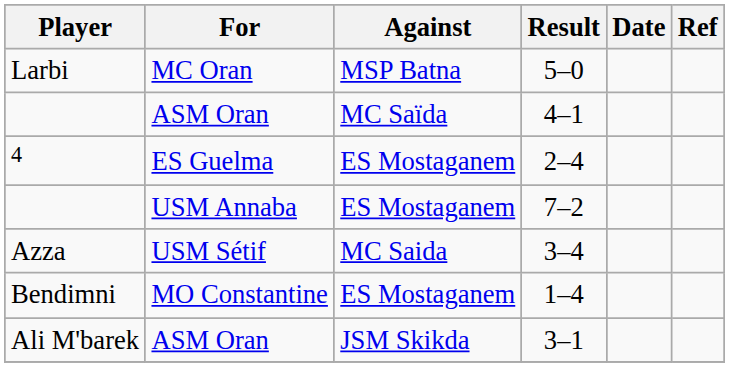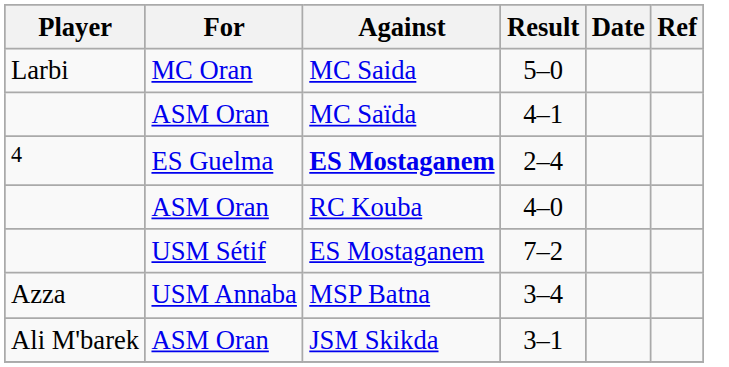(401, 70) MSP Batna -> (363, 70) MC Saida
(428, 160) normal -> (402, 160) bold
+ row: (543, 207)
(224, 207) USM Annaba -> (209, 251) USM Sétif
(209, 251) USM Sétif -> (224, 295) USM Annaba
(394, 251) MC Saida -> (370, 295) MSP Batna
- row: (564, 295)
